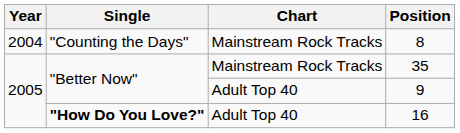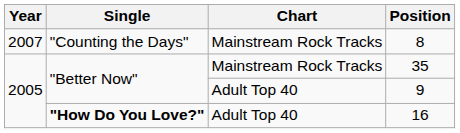(25, 41) 2004 -> (25, 41) 2007
